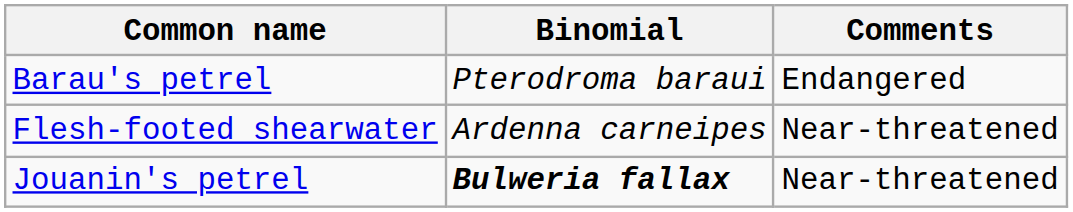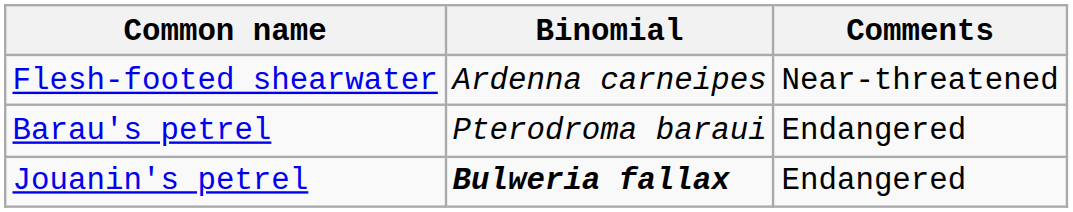rows swapped: (142, 81) <-> (225, 131)
(920, 181) Near-threatened -> (874, 181) Endangered
